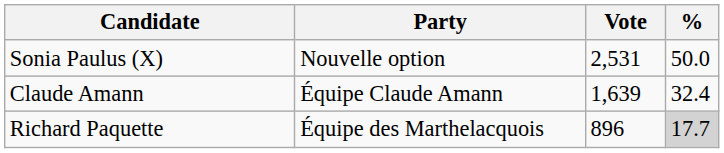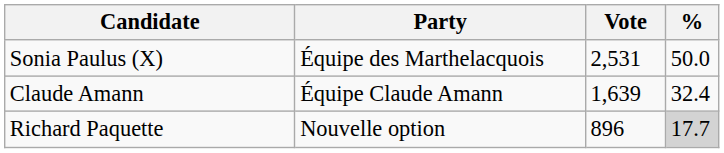(373, 57) Nouvelle option -> (422, 57) Équipe des Marthelacquois
(422, 128) Équipe des Marthelacquois -> (373, 128) Nouvelle option
